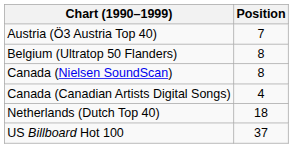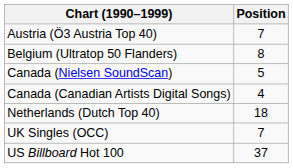(261, 73) 8 -> (261, 73) 5
+ row: (58, 133)
